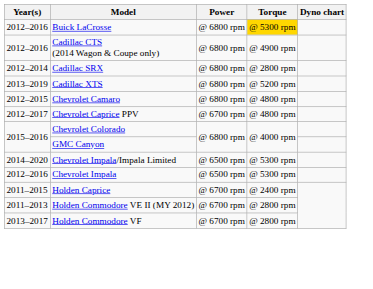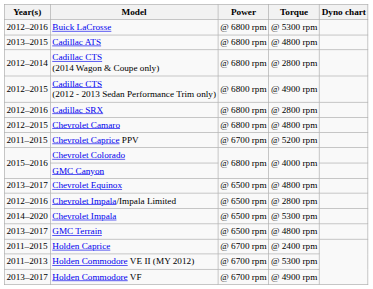(272, 27) gold background -> (294, 27) no background
+ row: (77, 42)
(27, 48) 2012–2016 -> (27, 63) 2012–2014
(272, 48) @ 4900 rpm -> (294, 63) @ 2800 rpm
+ row: (134, 89)
(27, 68) 2012–2014 -> (27, 110) 2012–2016
- row: (77, 84)
(27, 114) 2012–2017 -> (27, 140) 2011–2015
(272, 114) @ 4800 rpm -> (294, 140) @ 5200 rpm
+ row: (87, 186)
(27, 160) 2014–2020 -> (27, 201) 2012–2016
(272, 160) @ 5300 rpm -> (294, 201) @ 2800 rpm
(27, 175) 2012–2016 -> (27, 216) 2014–2020
+ row: (77, 231)
(272, 205) @ 2800 rpm -> (294, 262) @ 5300 rpm
(272, 220) @ 2800 rpm -> (294, 277) @ 4900 rpm
